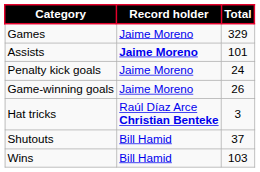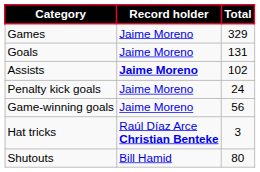+ row: (23, 52)
(238, 52) 101 -> (238, 70) 102
(238, 89) 26 -> (238, 107) 56
(238, 139) 37 -> (238, 158) 80
- row: (20, 158)
